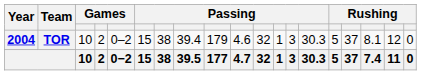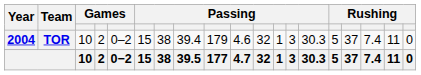(373, 39) 8.1 -> (373, 39) 7.4
(394, 39) 12 -> (394, 39) 11
